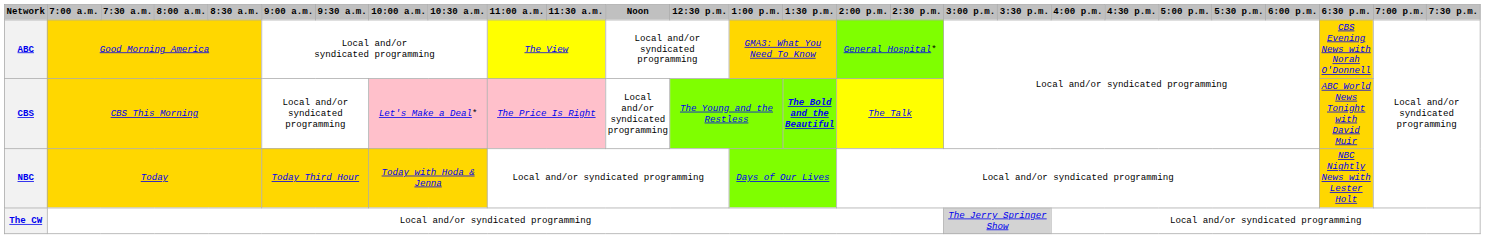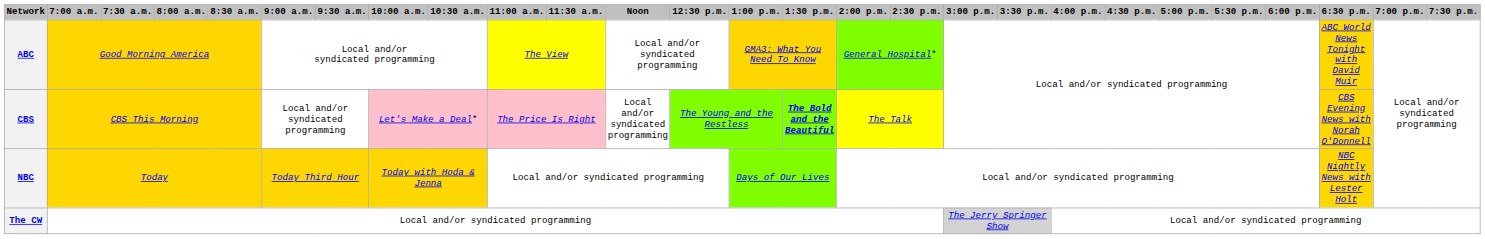(1346, 49) CBS Evening News with Norah O'Donnell -> (1346, 54) ABC World News Tonight with David Muir
(1346, 113) ABC World News Tonight with David Muir -> (1346, 119) CBS Evening News with Norah O'Donnell
